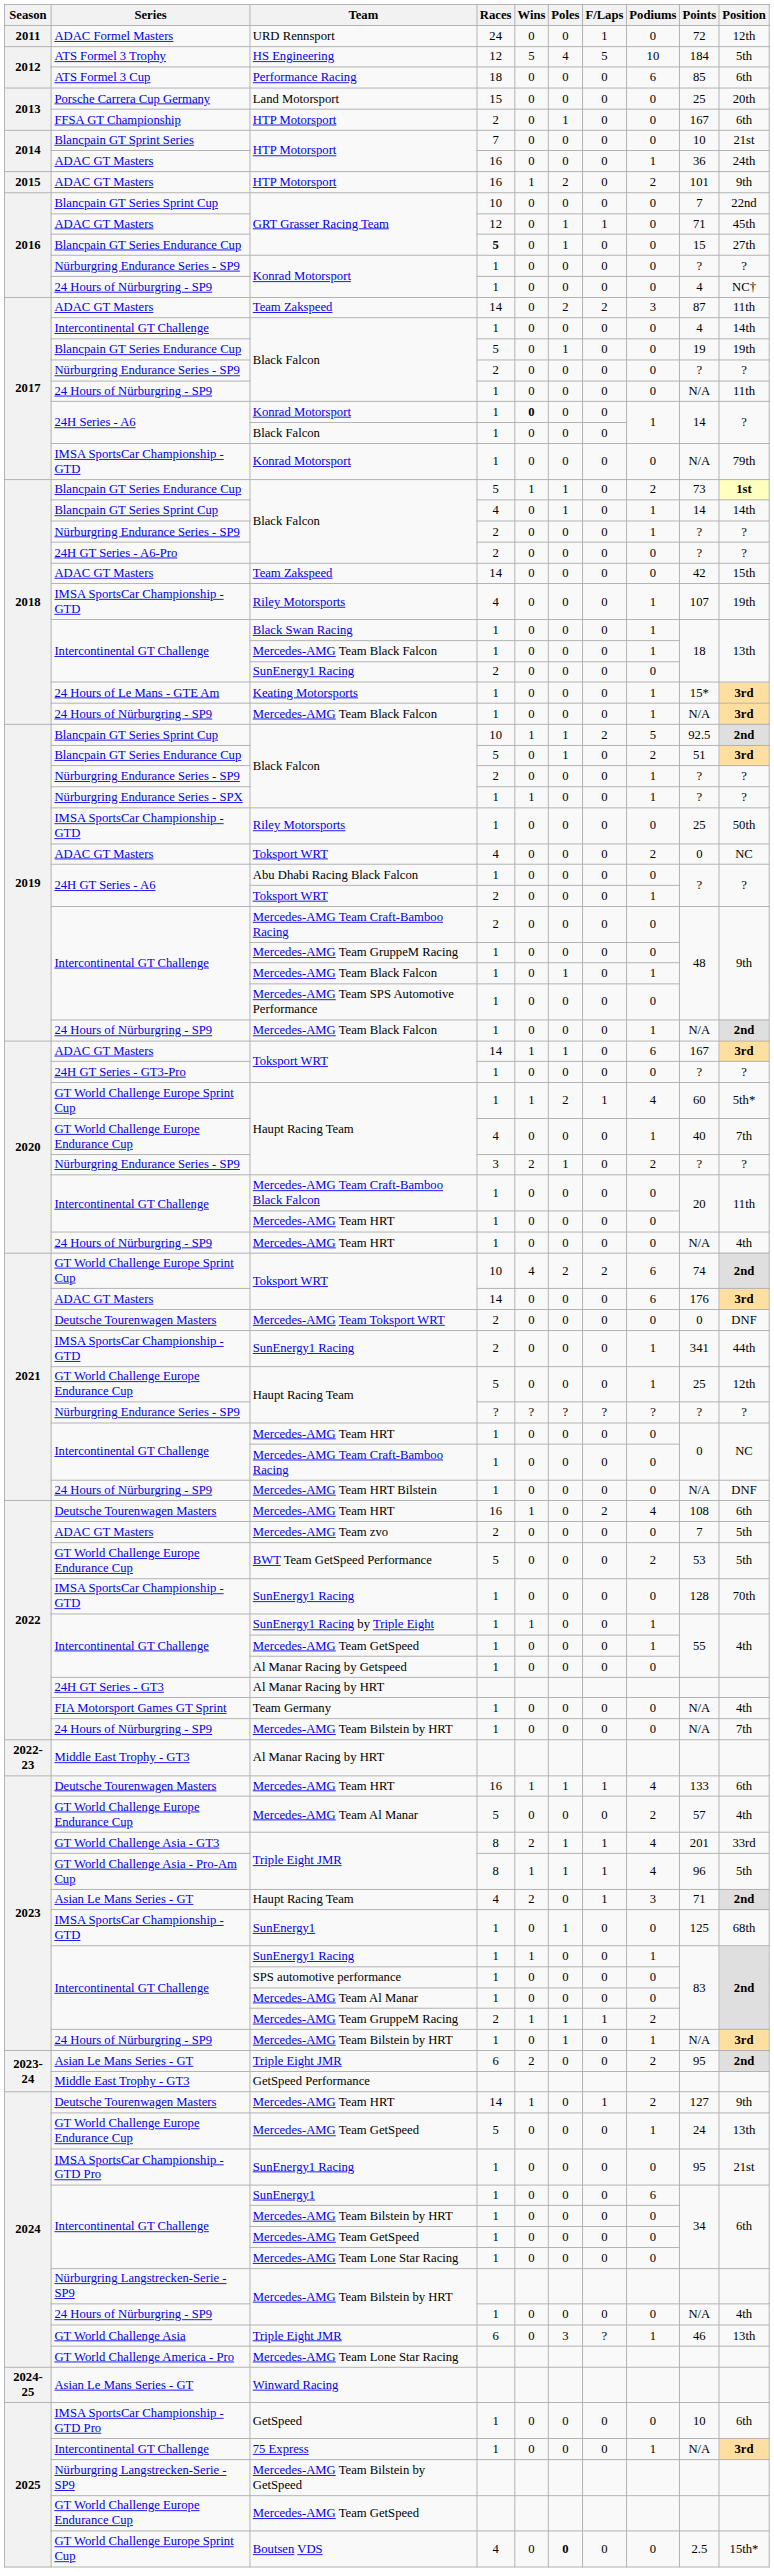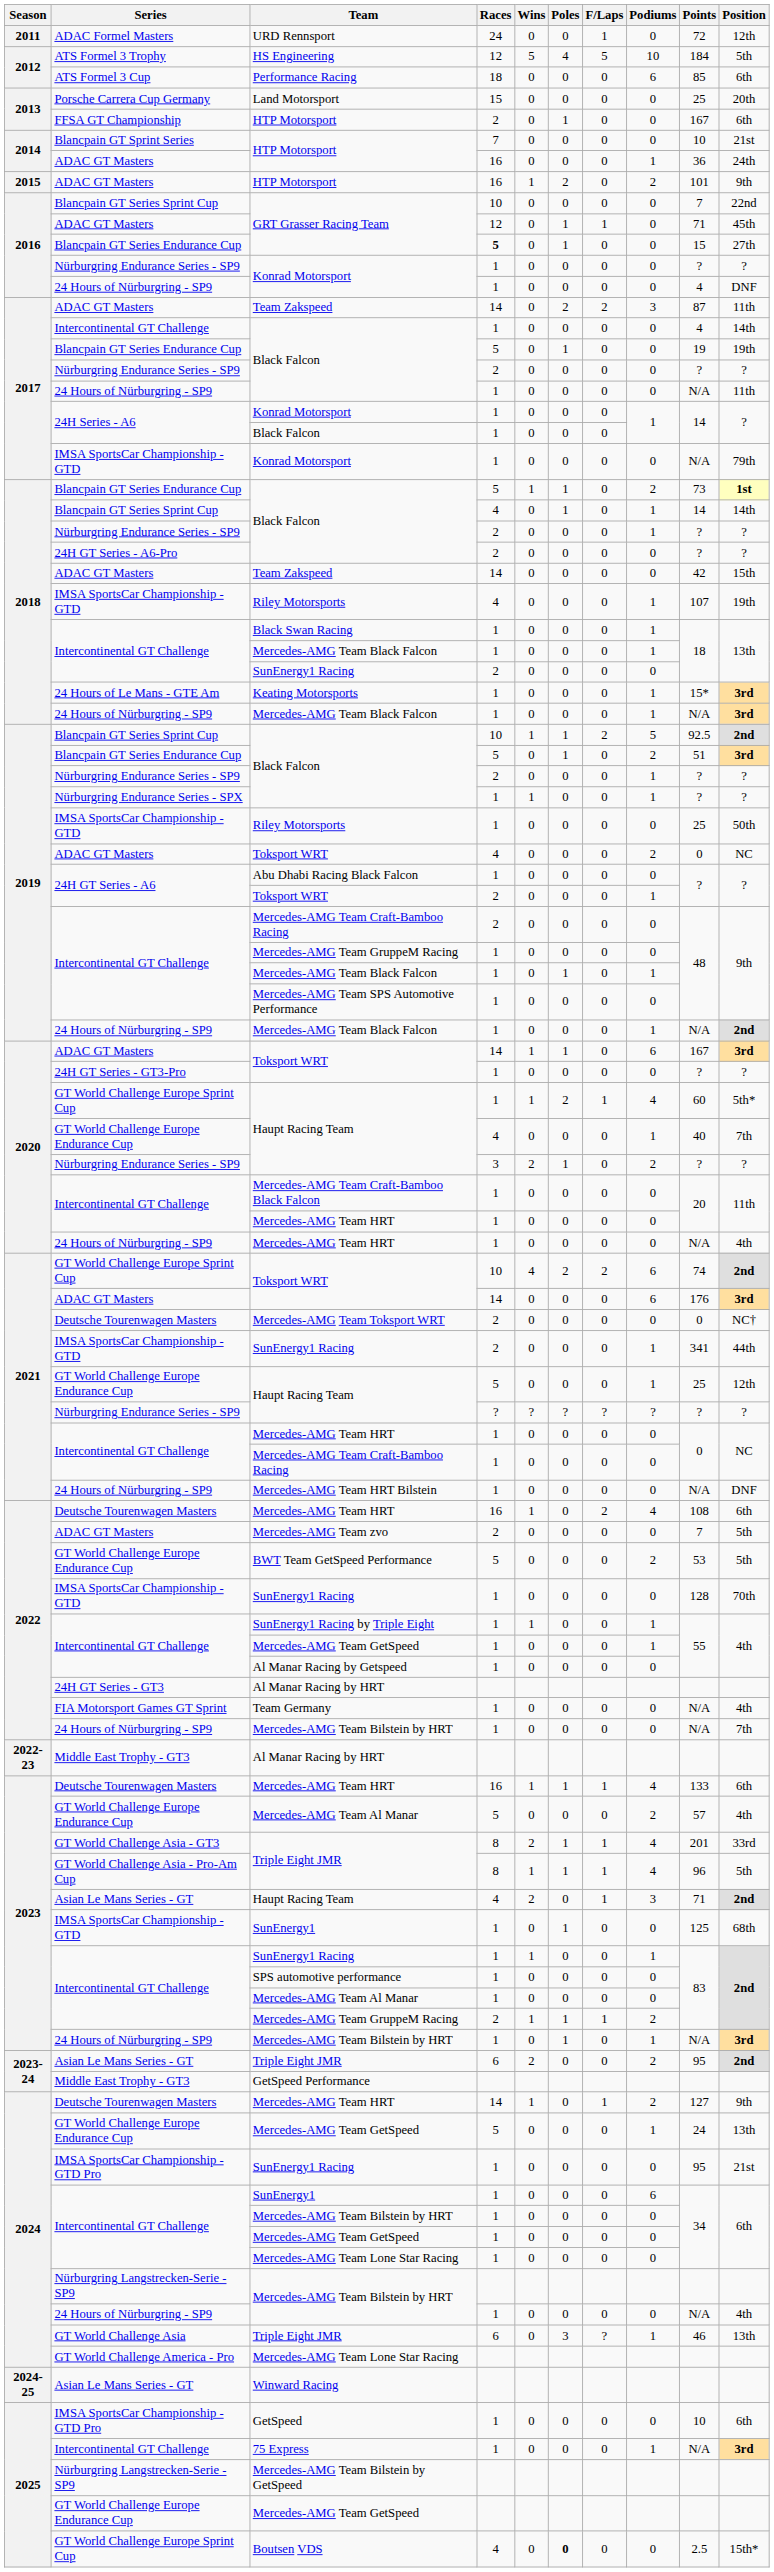(744, 287) NC† -> (744, 287) DNF
(531, 412) bold -> (531, 412) normal
(744, 1320) DNF -> (744, 1320) NC†
